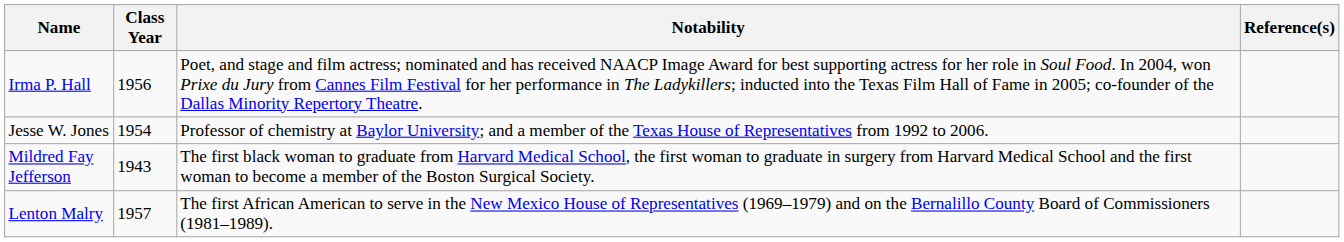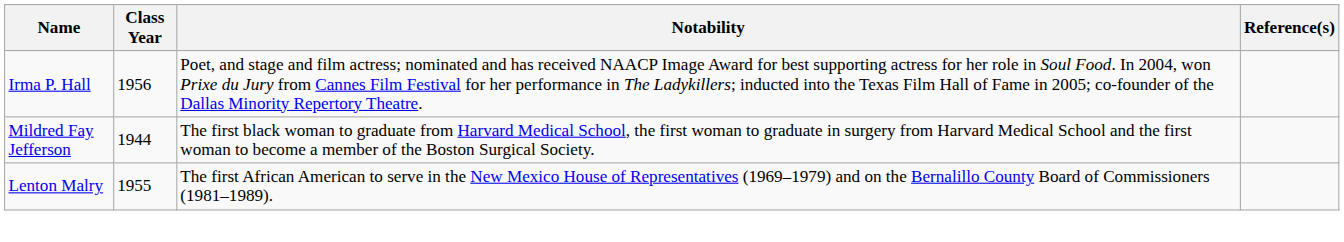- row: (59, 130)
(134, 166) 1943 -> (134, 139) 1944
(134, 213) 1957 -> (134, 186) 1955
